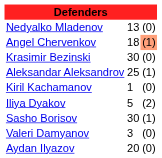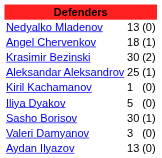(149, 42) lightsalmon background -> (149, 42) no background
(149, 57) (0) -> (149, 57) (2)
(149, 103) (2) -> (149, 103) (0)
(133, 148) 20 -> (133, 148) 13
